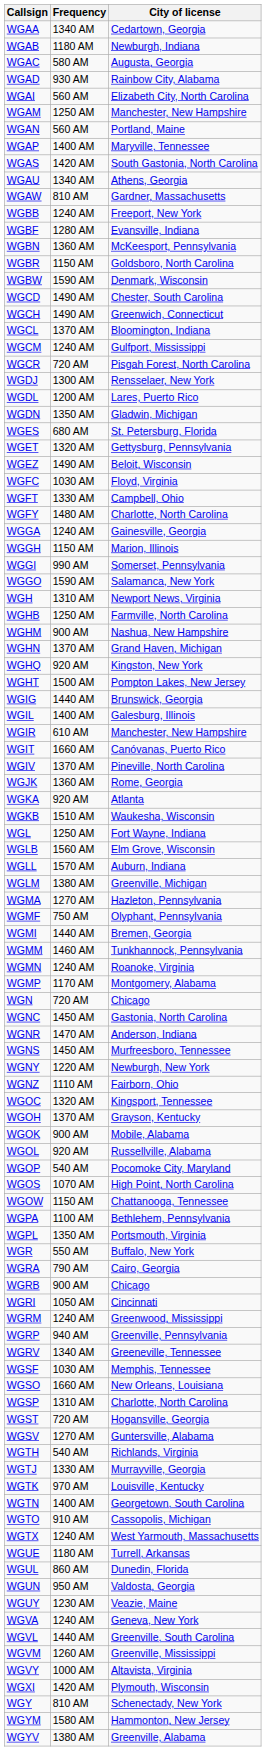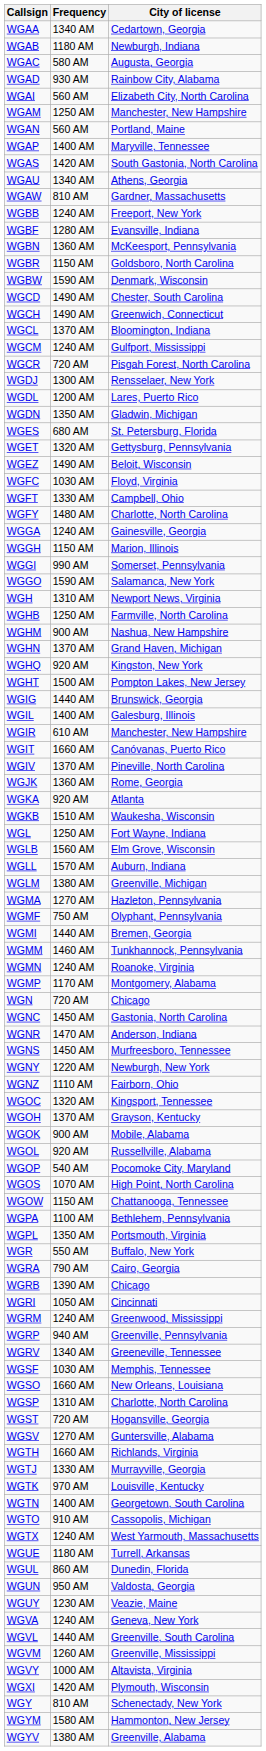(71, 1285) 900 AM -> (74, 1285) 1390 AM
(71, 1453) 540 AM -> (74, 1453) 1660 AM
